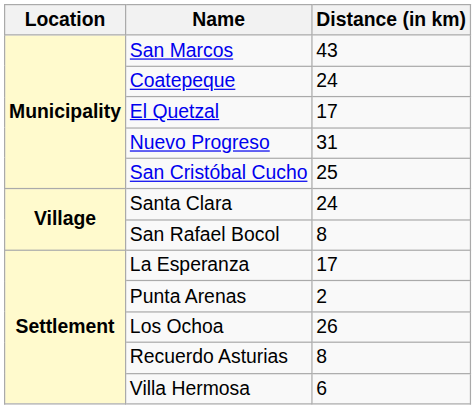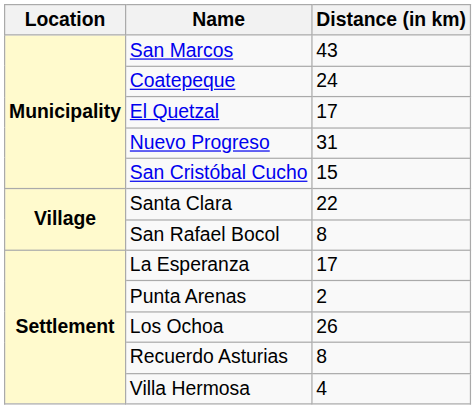(327, 173) 25 -> (327, 173) 15
(327, 204) 24 -> (327, 204) 22
(322, 388) 6 -> (322, 388) 4
